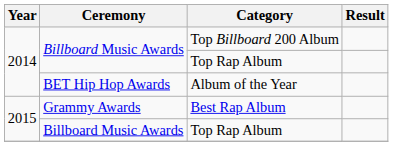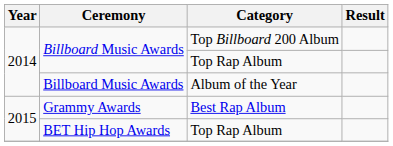(107, 84) BET Hip Hop Awards -> (113, 84) Billboard Music Awards
(113, 130) Billboard Music Awards -> (107, 130) BET Hip Hop Awards
